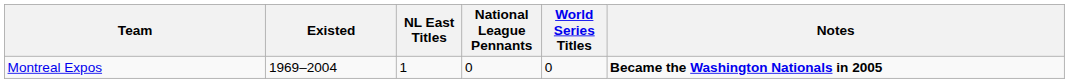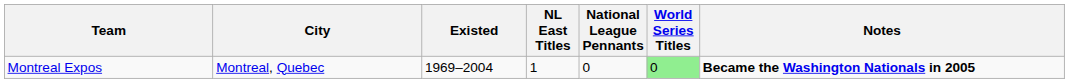+ column: (317, 30)
(549, 67) no background -> (654, 67) lightgreen background
